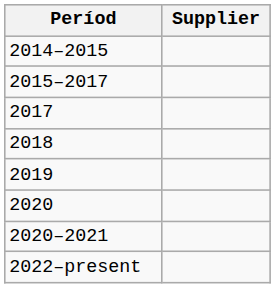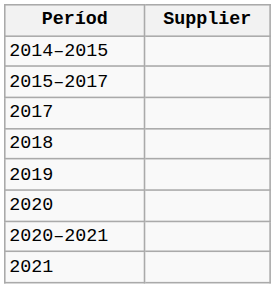+ row: (31, 267)
- row: (75, 267)
